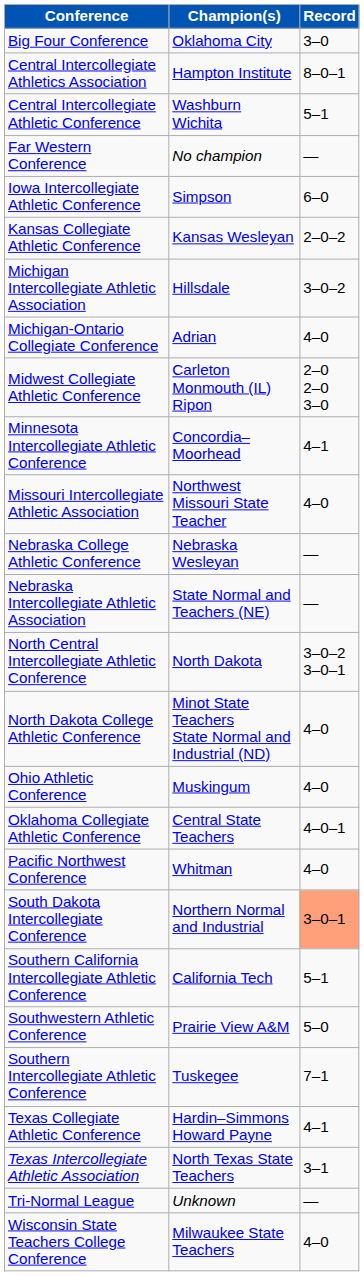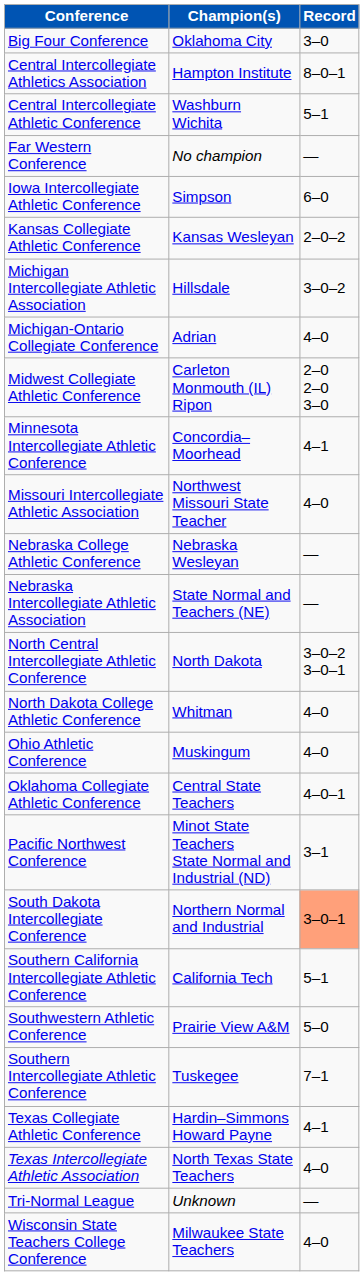(231, 728) Minot State Teachers State Normal and Industrial (ND) -> (202, 711) Whitman
(202, 869) Whitman -> (231, 852) Minot State Teachers State Normal and Industrial (ND)
(316, 869) 4–0 -> (316, 852) 3–1
(316, 1167) 3–1 -> (316, 1167) 4–0
